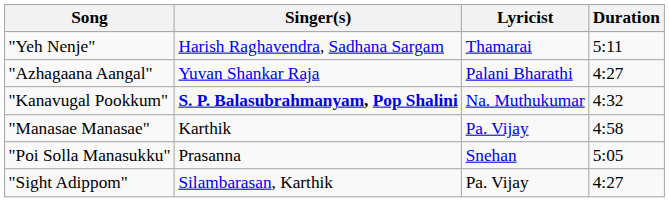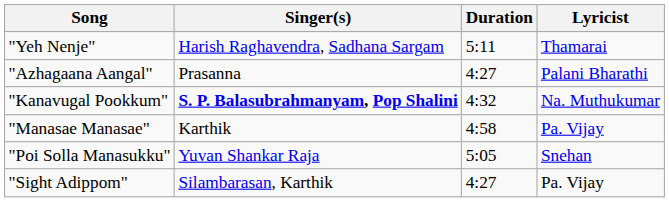columns swapped: (626, 18) <-> (525, 18)
(249, 73) Yuvan Shankar Raja -> (210, 73) Prasanna
(210, 155) Prasanna -> (249, 155) Yuvan Shankar Raja
